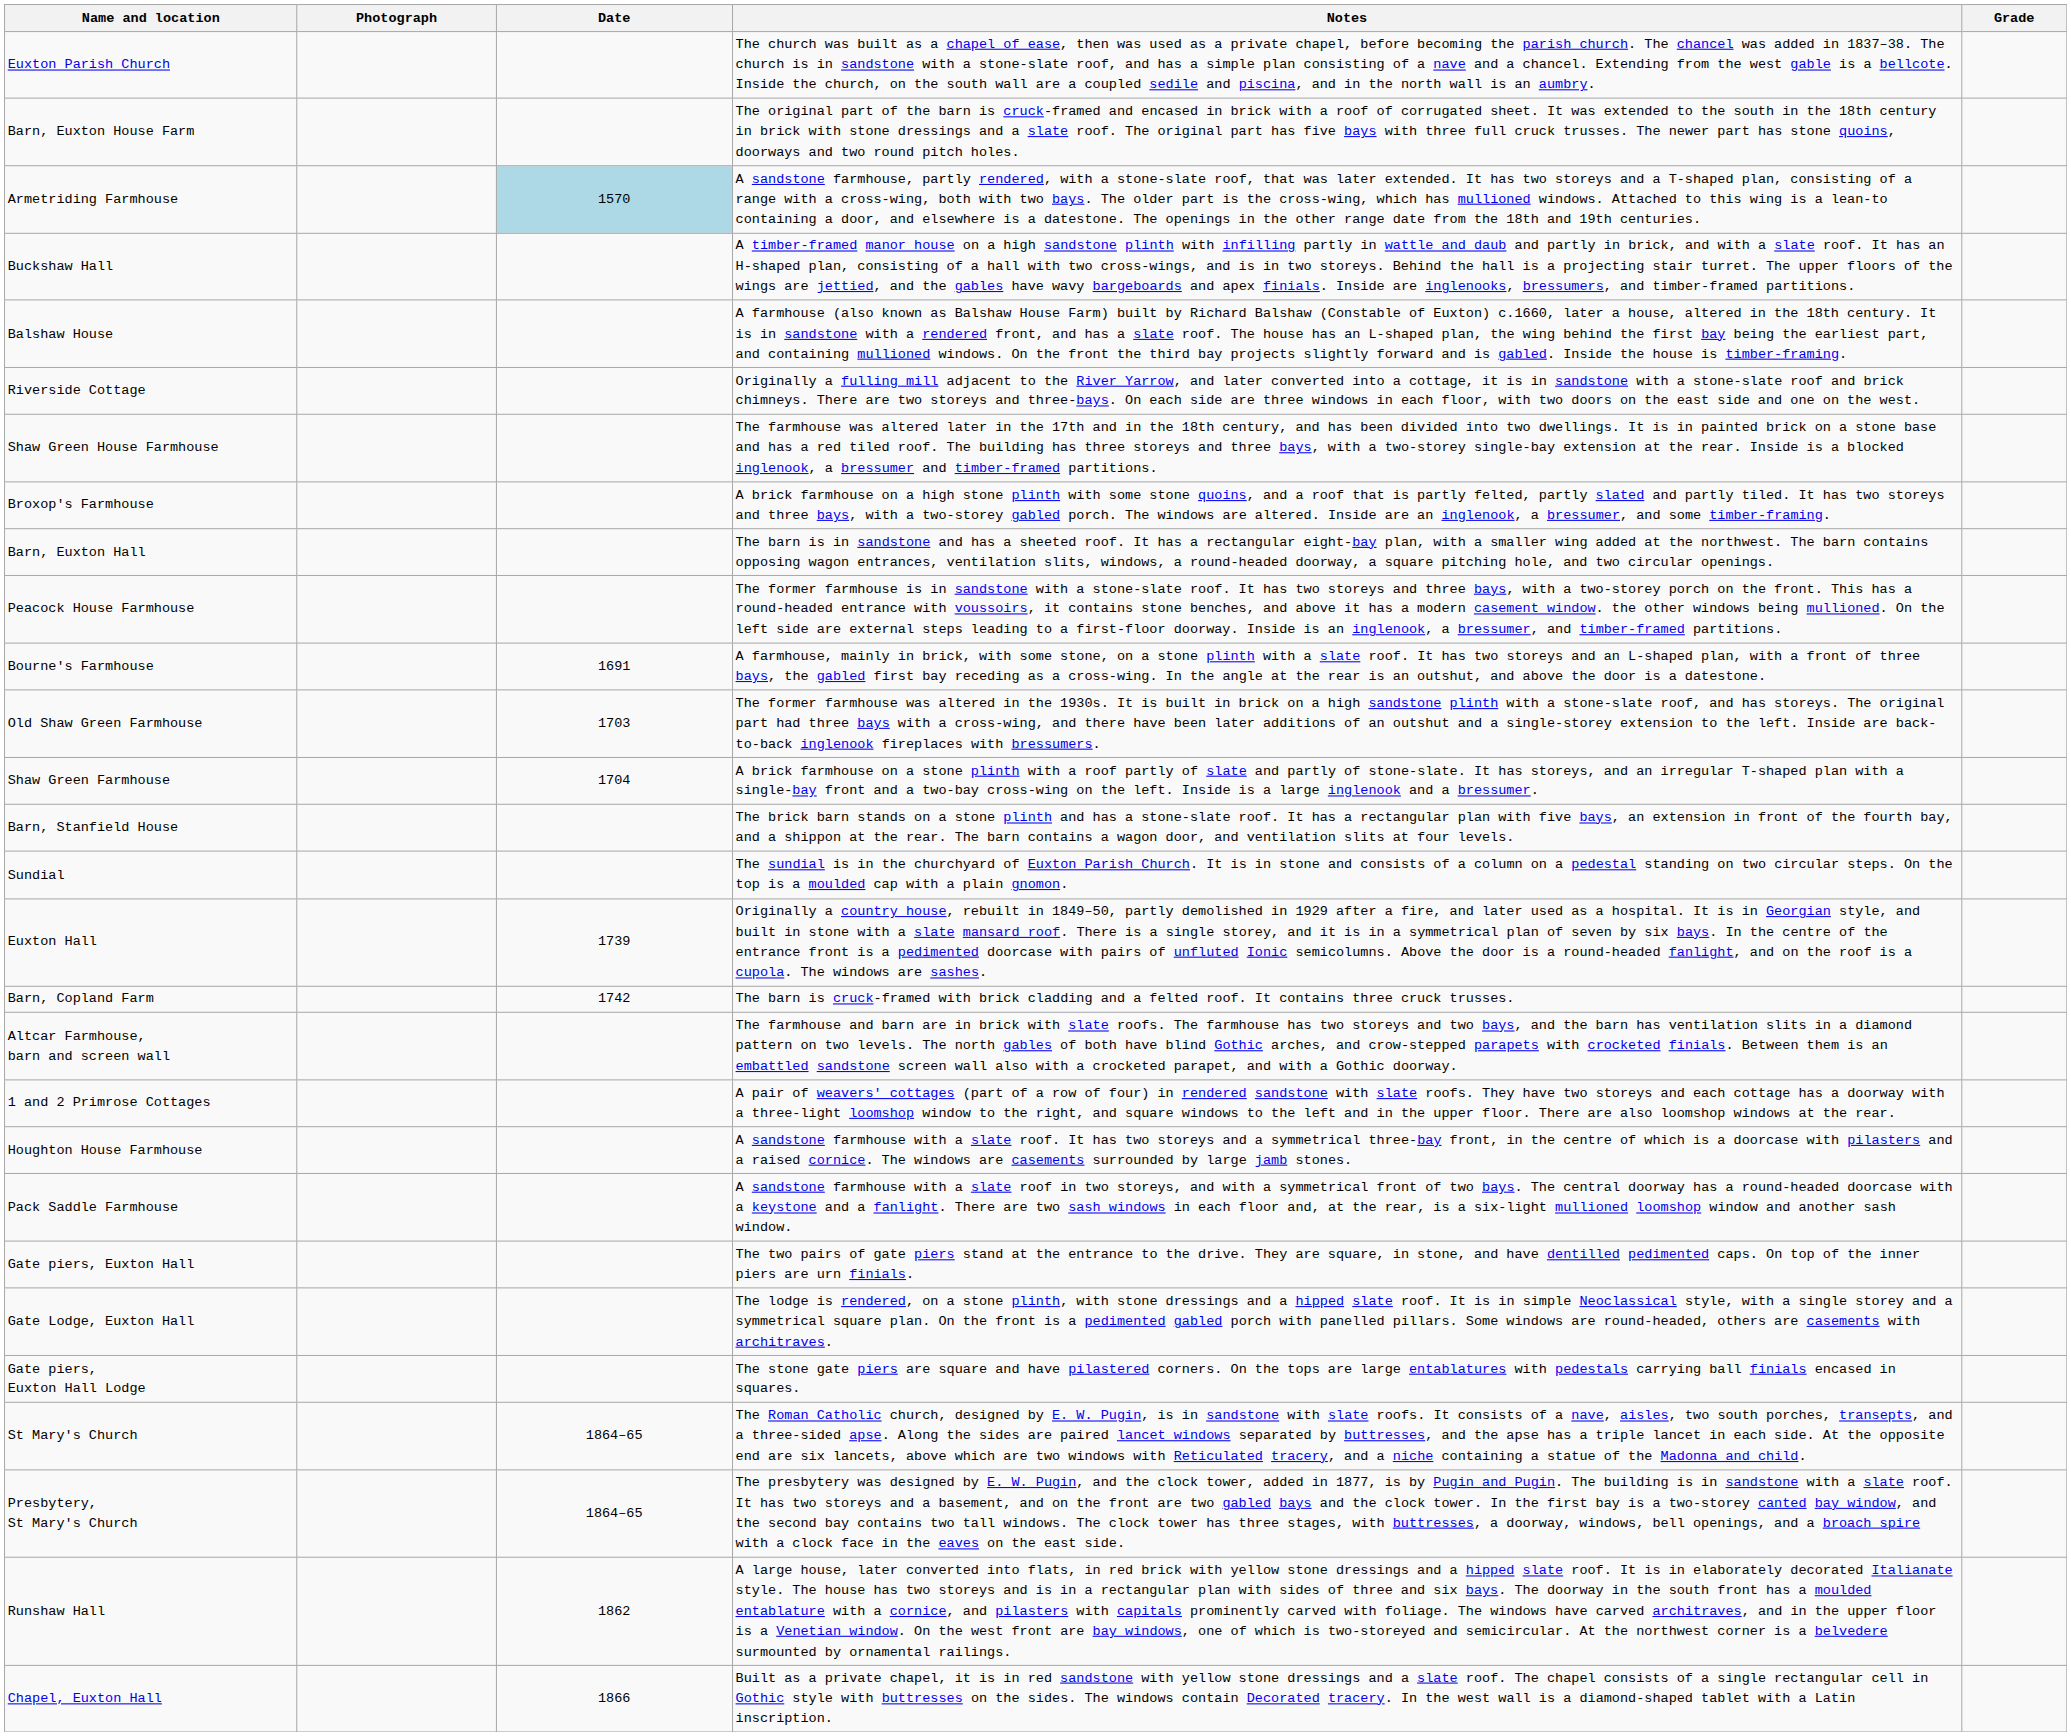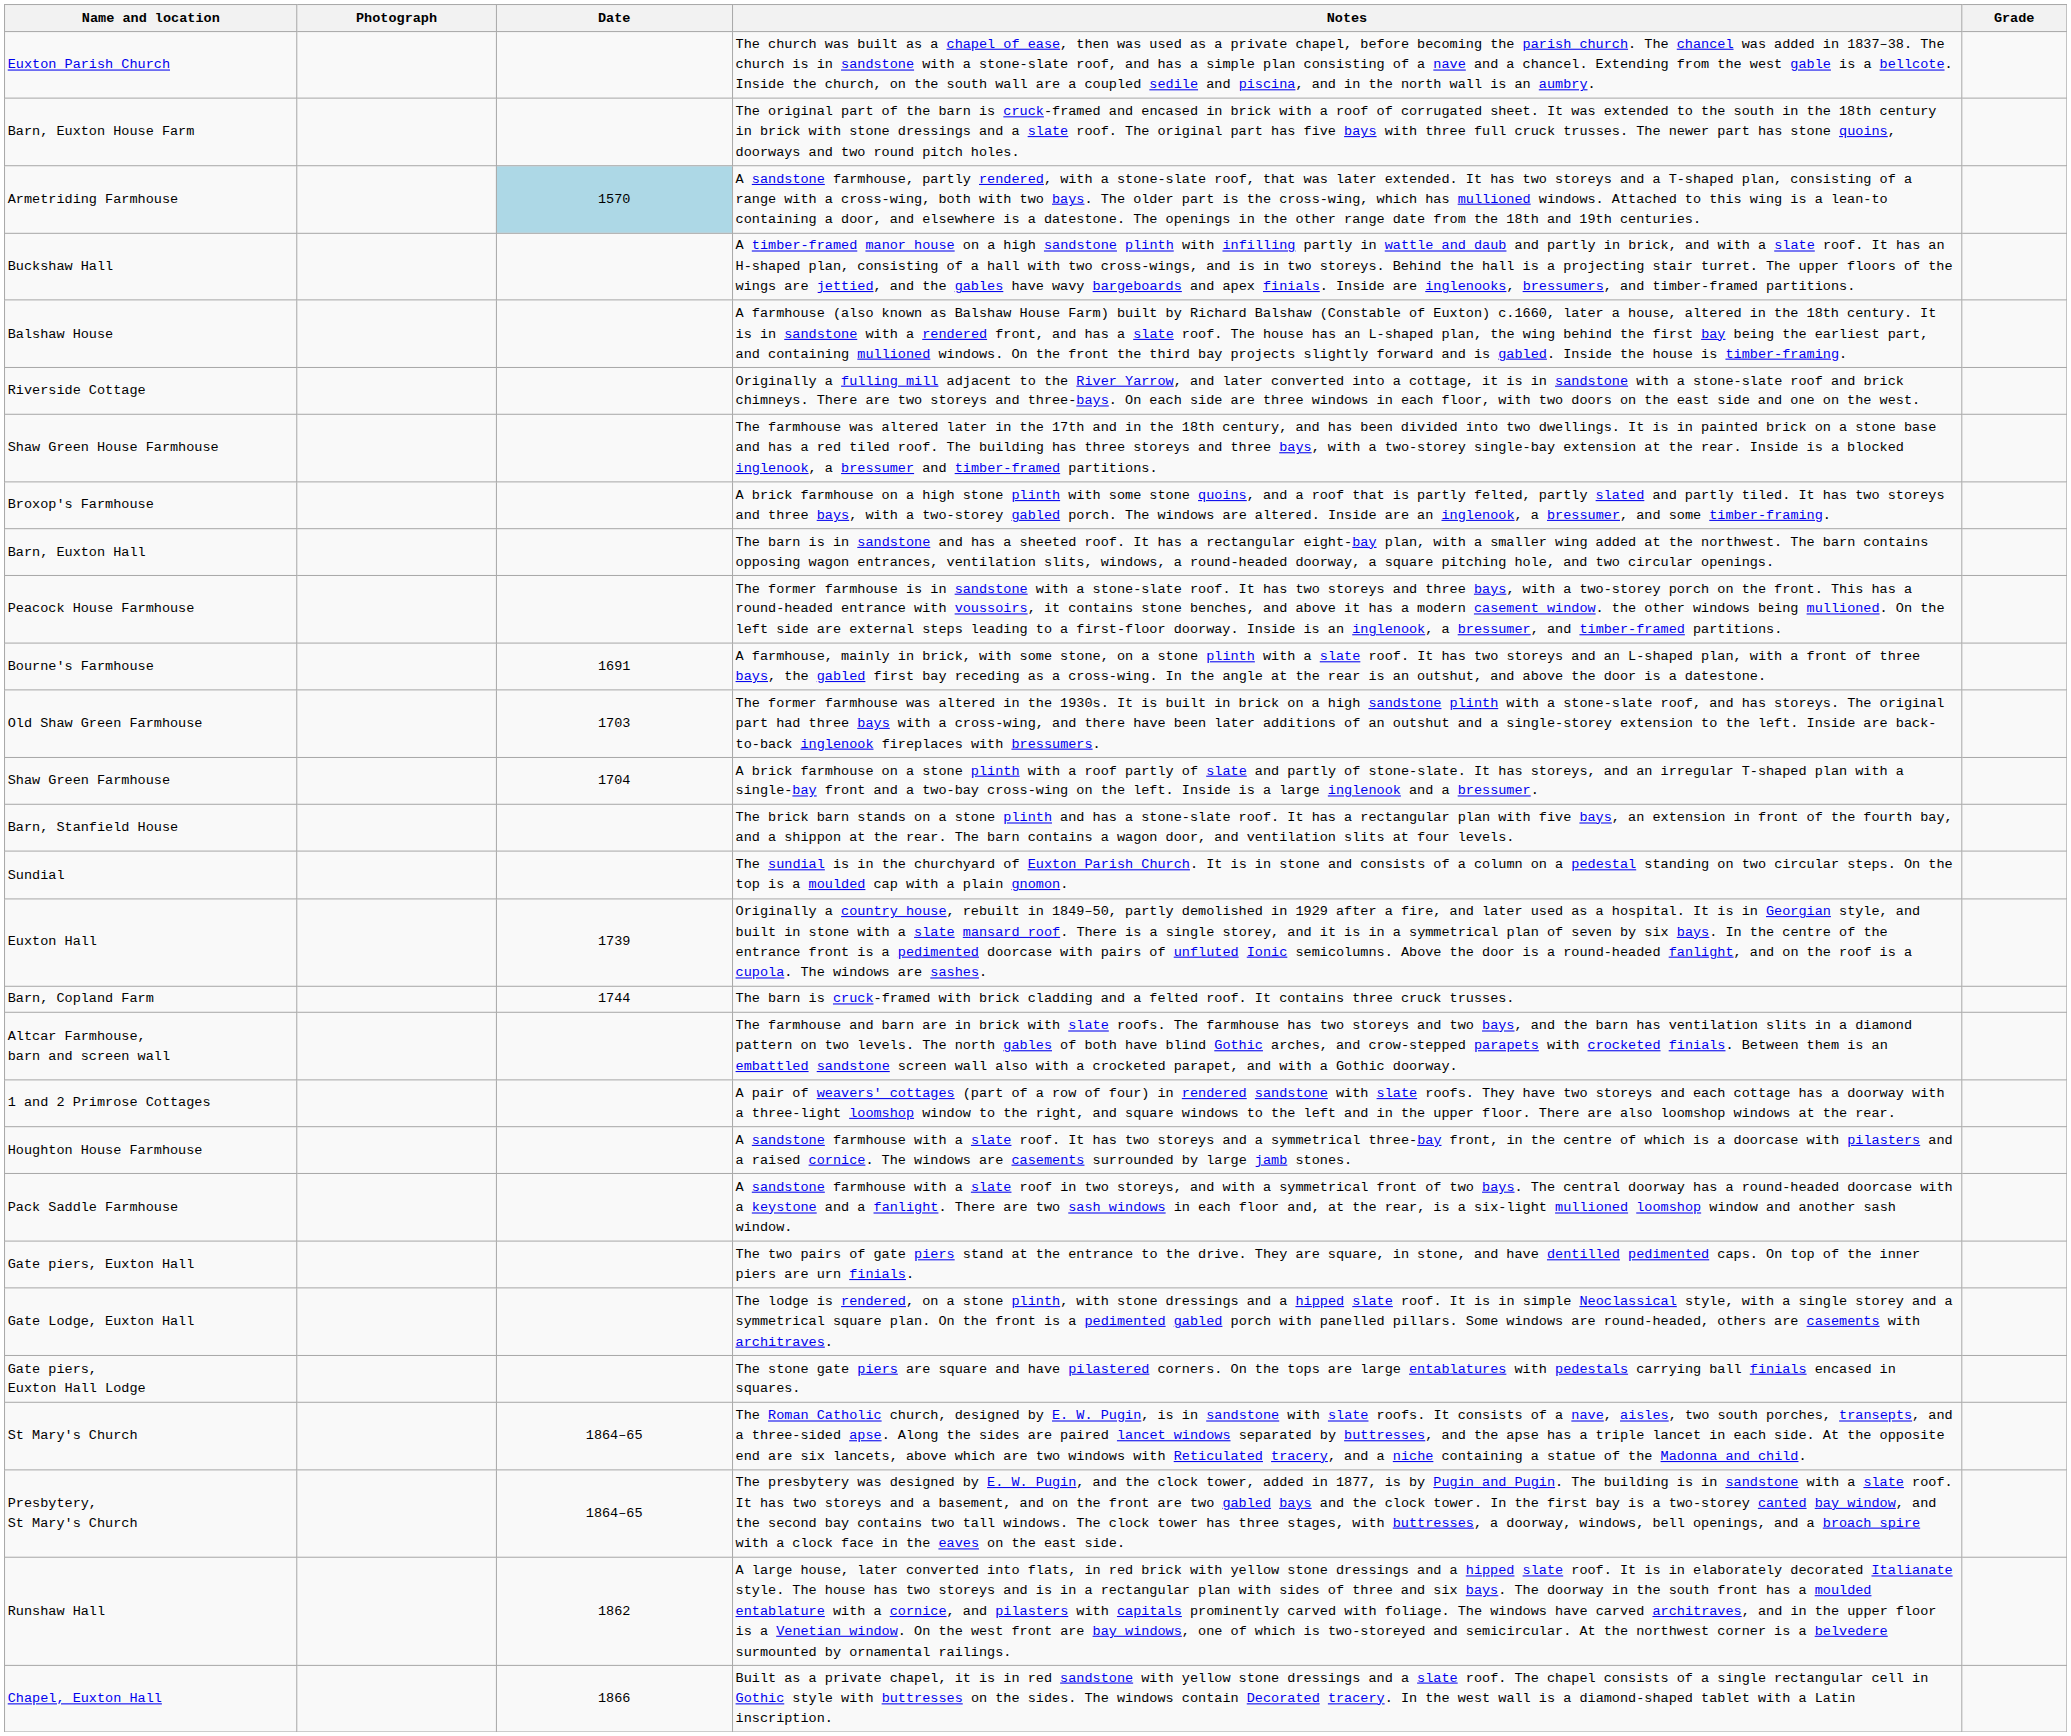(614, 999) 1742 -> (614, 999) 1744
